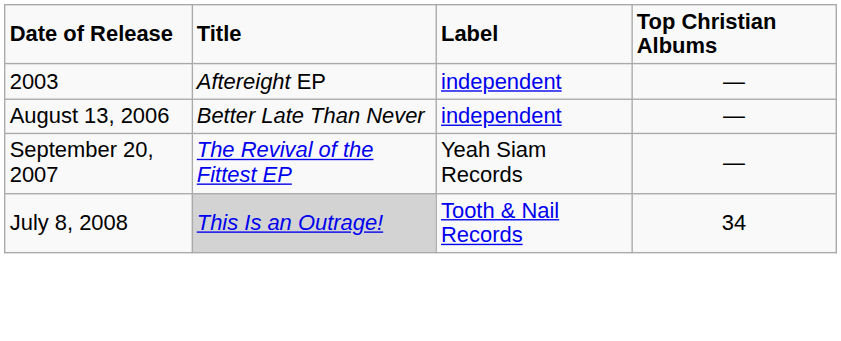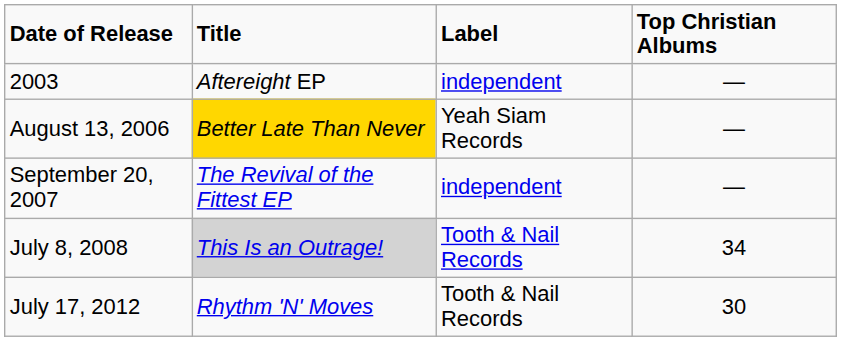(311, 116) no background -> (311, 128) gold background
(501, 116) independent -> (494, 128) Yeah Siam Records
(494, 163) Yeah Siam Records -> (501, 187) independent
+ row: (75, 306)
